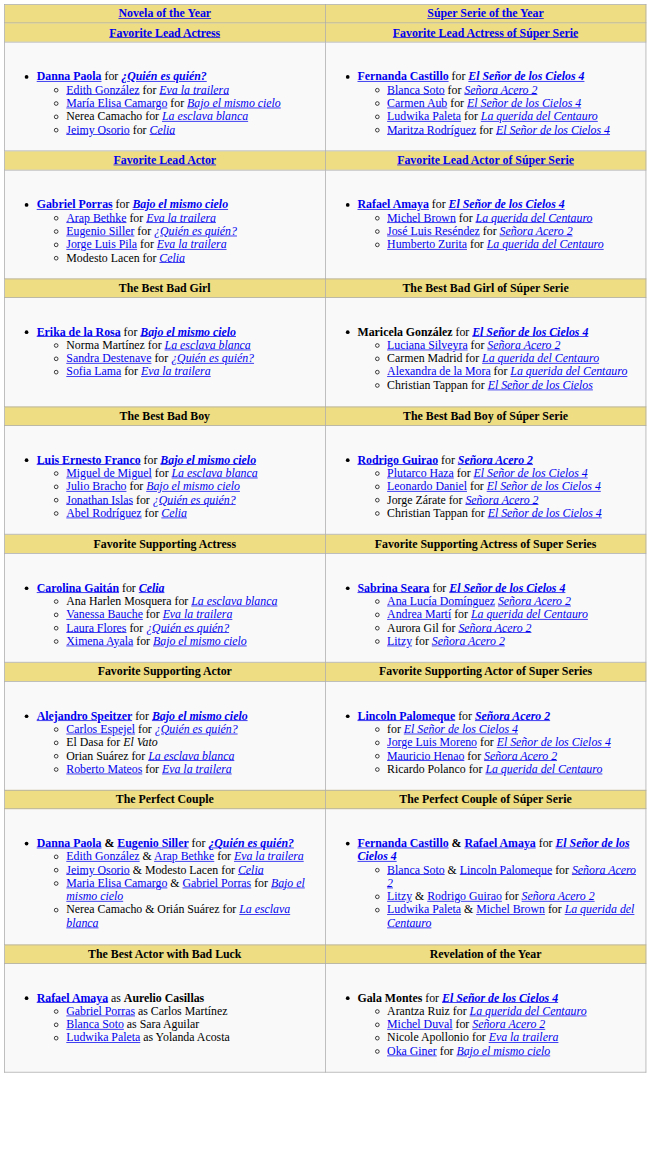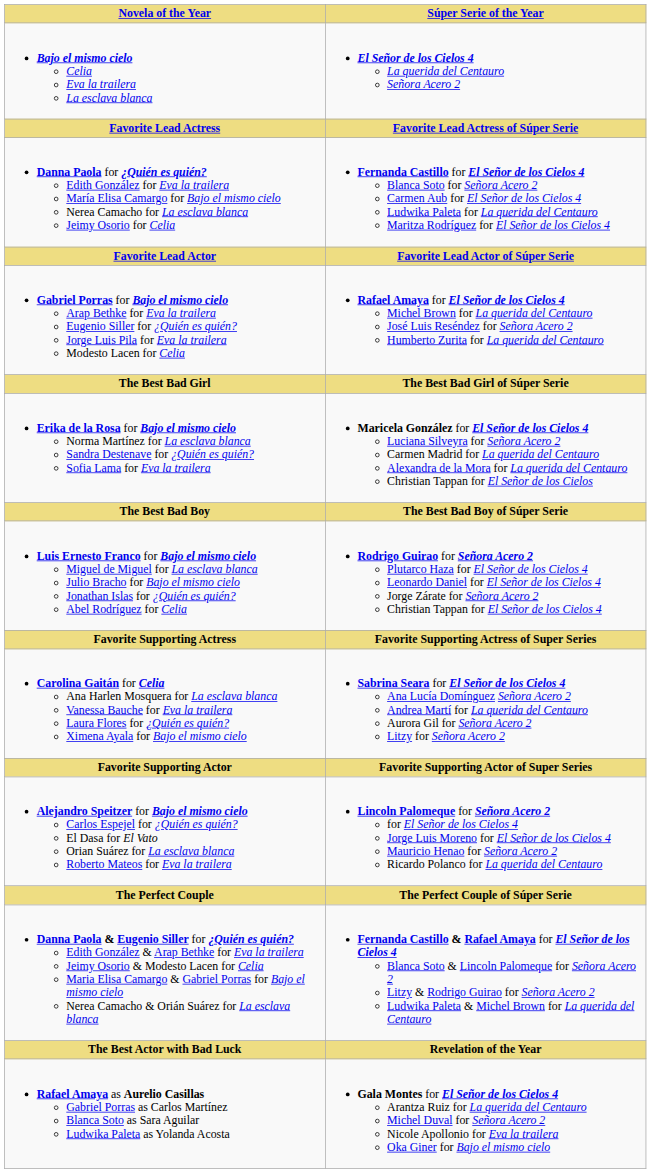+ row: (165, 78)
